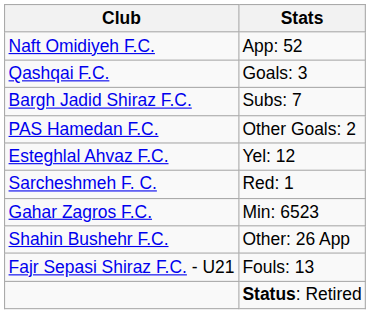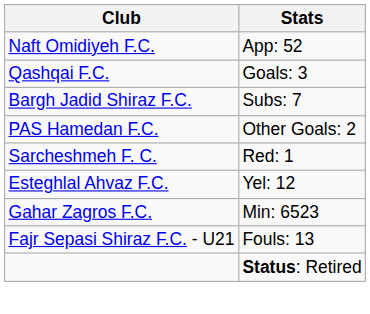rows swapped: (89, 156) <-> (83, 184)
- row: (89, 239)
